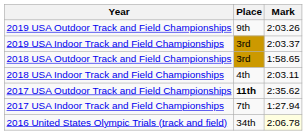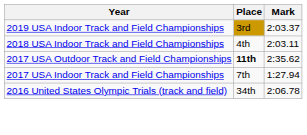- row: (119, 28)
- row: (119, 59)
(283, 122) lightyellow background -> (283, 91) no background
